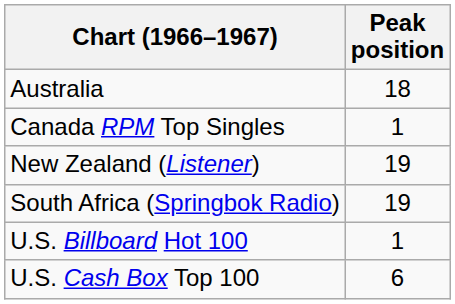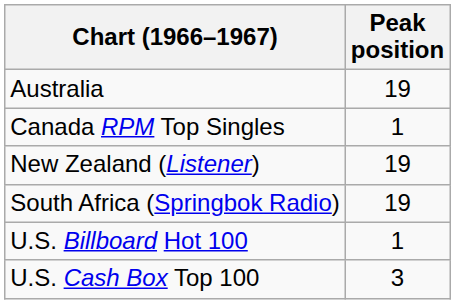(398, 88) 18 -> (398, 88) 19
(398, 278) 6 -> (398, 278) 3
